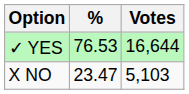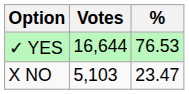columns swapped: (152, 18) <-> (95, 18)
